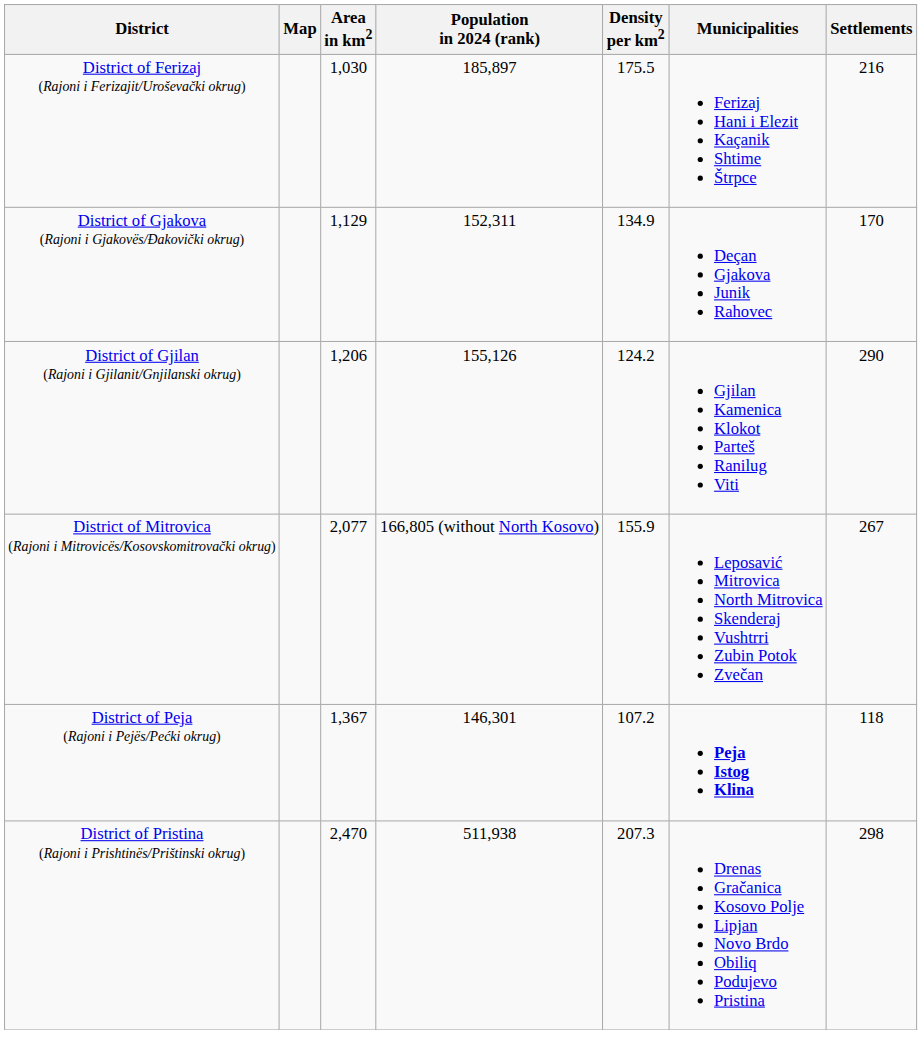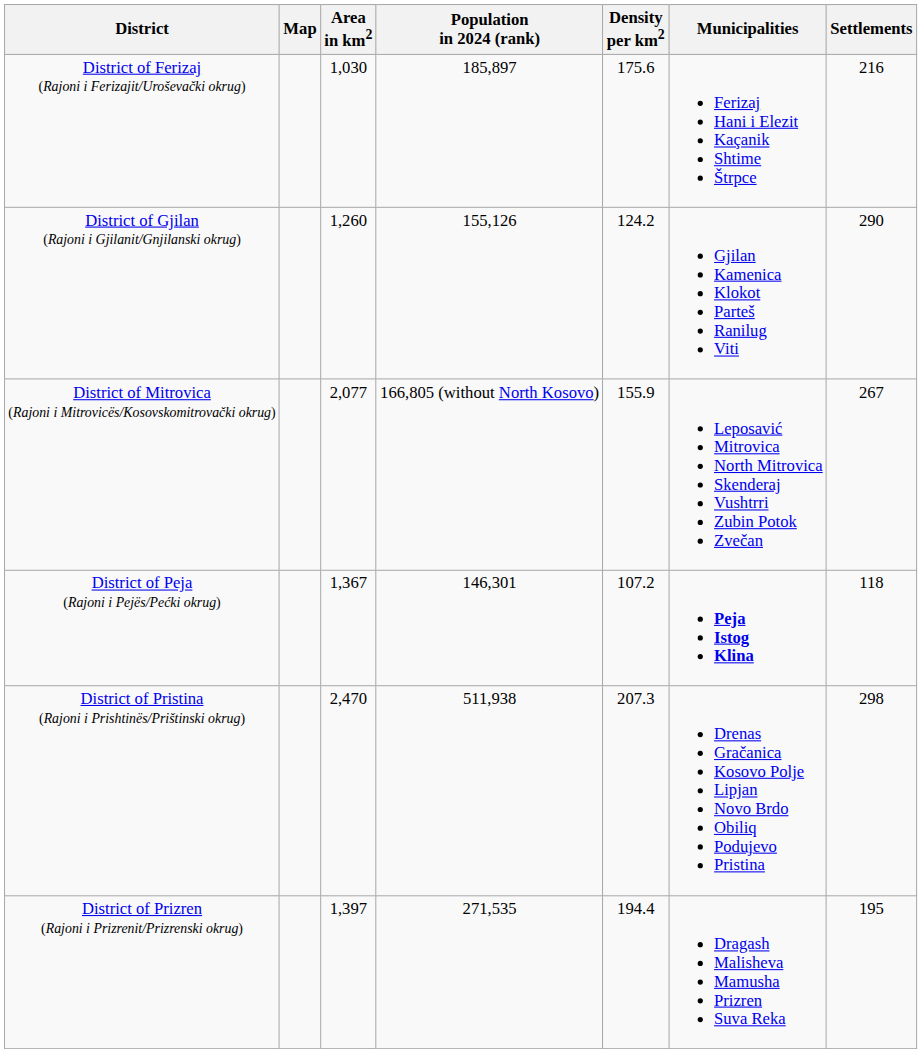(636, 67) 175.5 -> (636, 67) 175.6
- row: (142, 229)
(348, 355) 1,206 -> (348, 220) 1,260
+ row: (142, 917)
